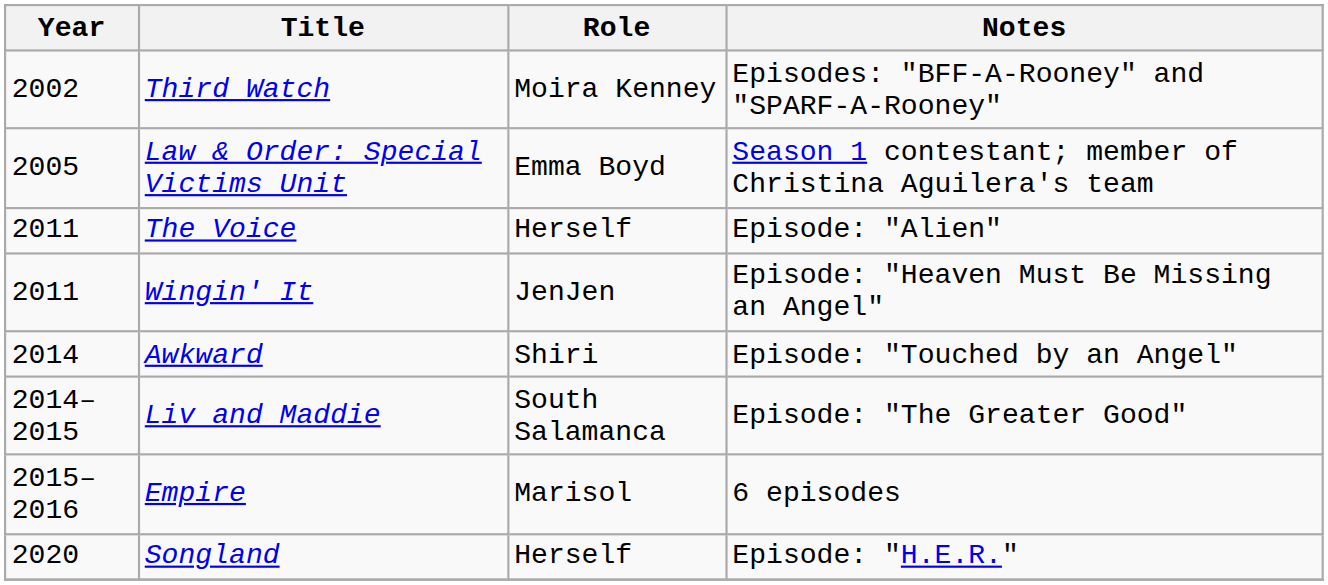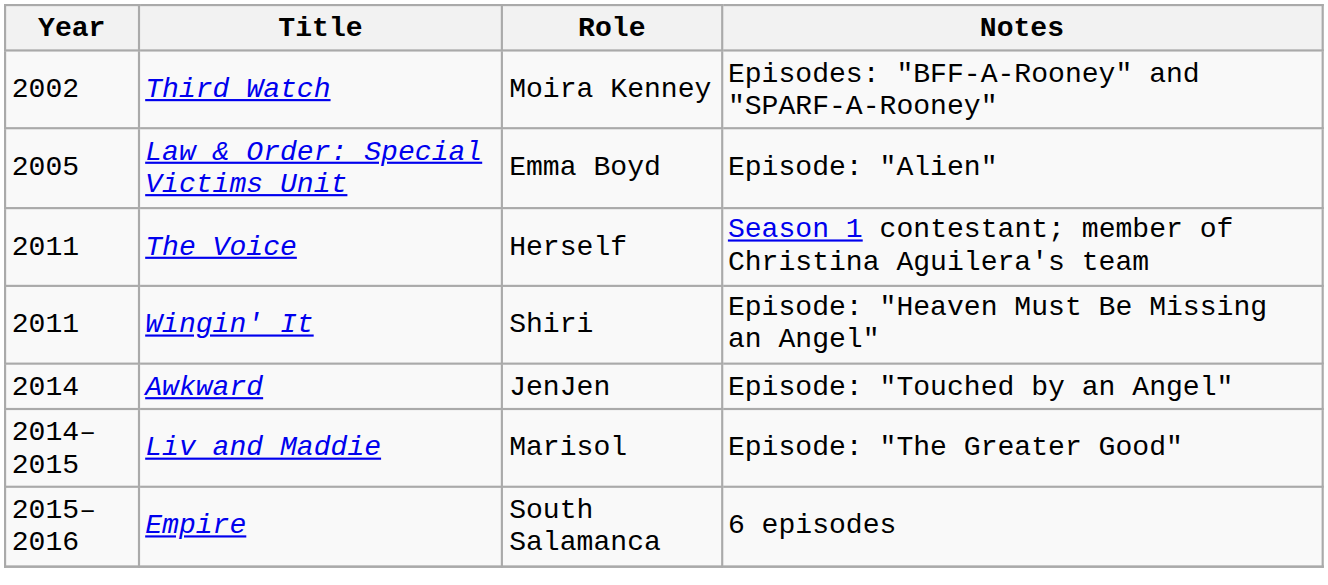(985, 168) Season 1 contestant; member of Christina Aguilera's team -> (863, 168) Episode: "Alien"
(867, 230) Episode: "Alien" -> (981, 246) Season 1 contestant; member of Christina Aguilera's team
(565, 292) JenJen -> (551, 324) Shiri
(556, 354) Shiri -> (560, 386) JenJen
(590, 416) South Salamanca -> (568, 448) Marisol
(573, 494) Marisol -> (585, 527) South Salamanca
- row: (212, 556)
